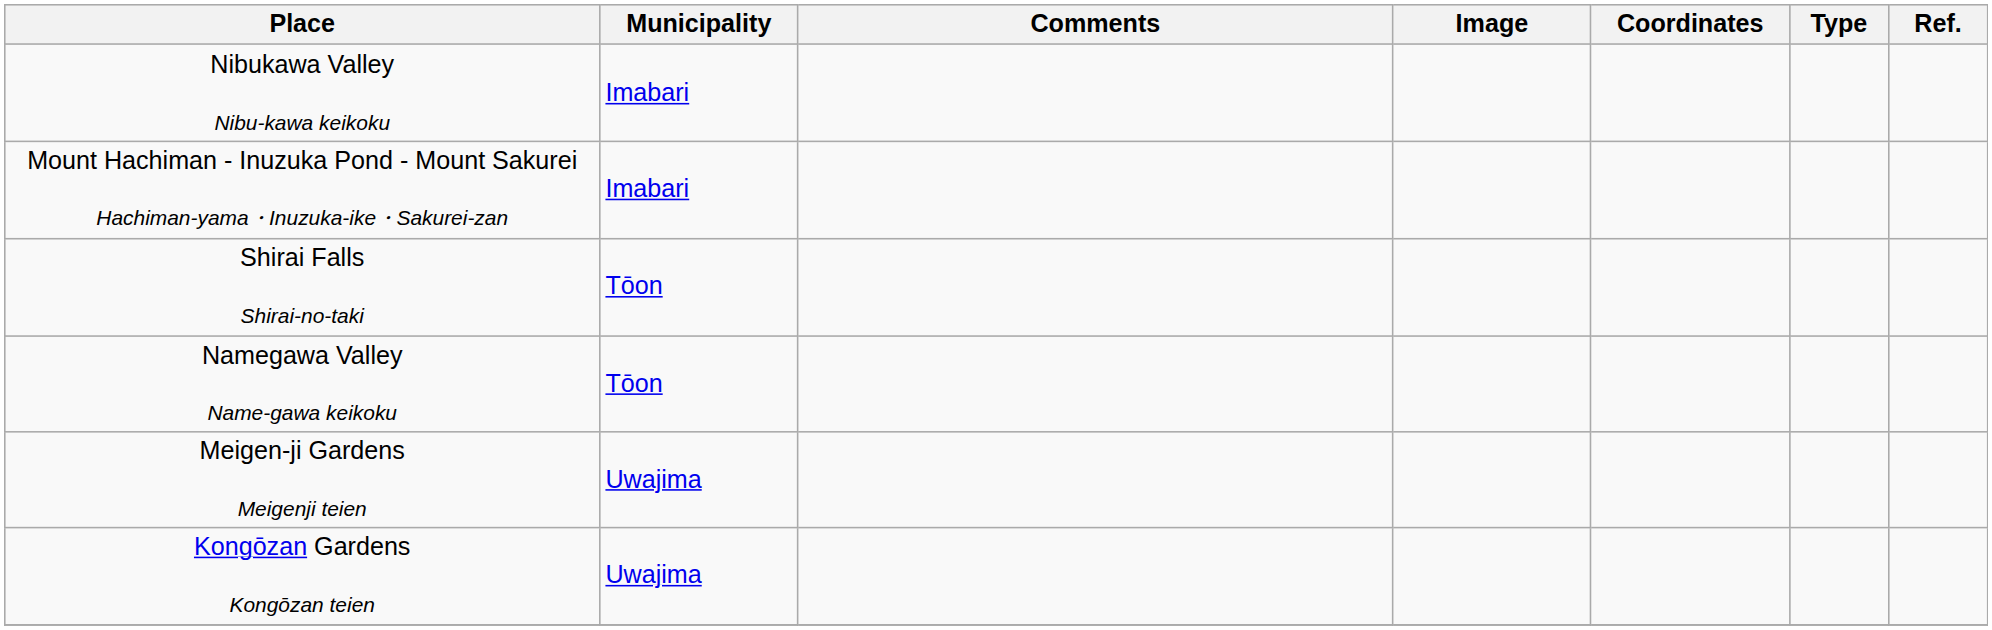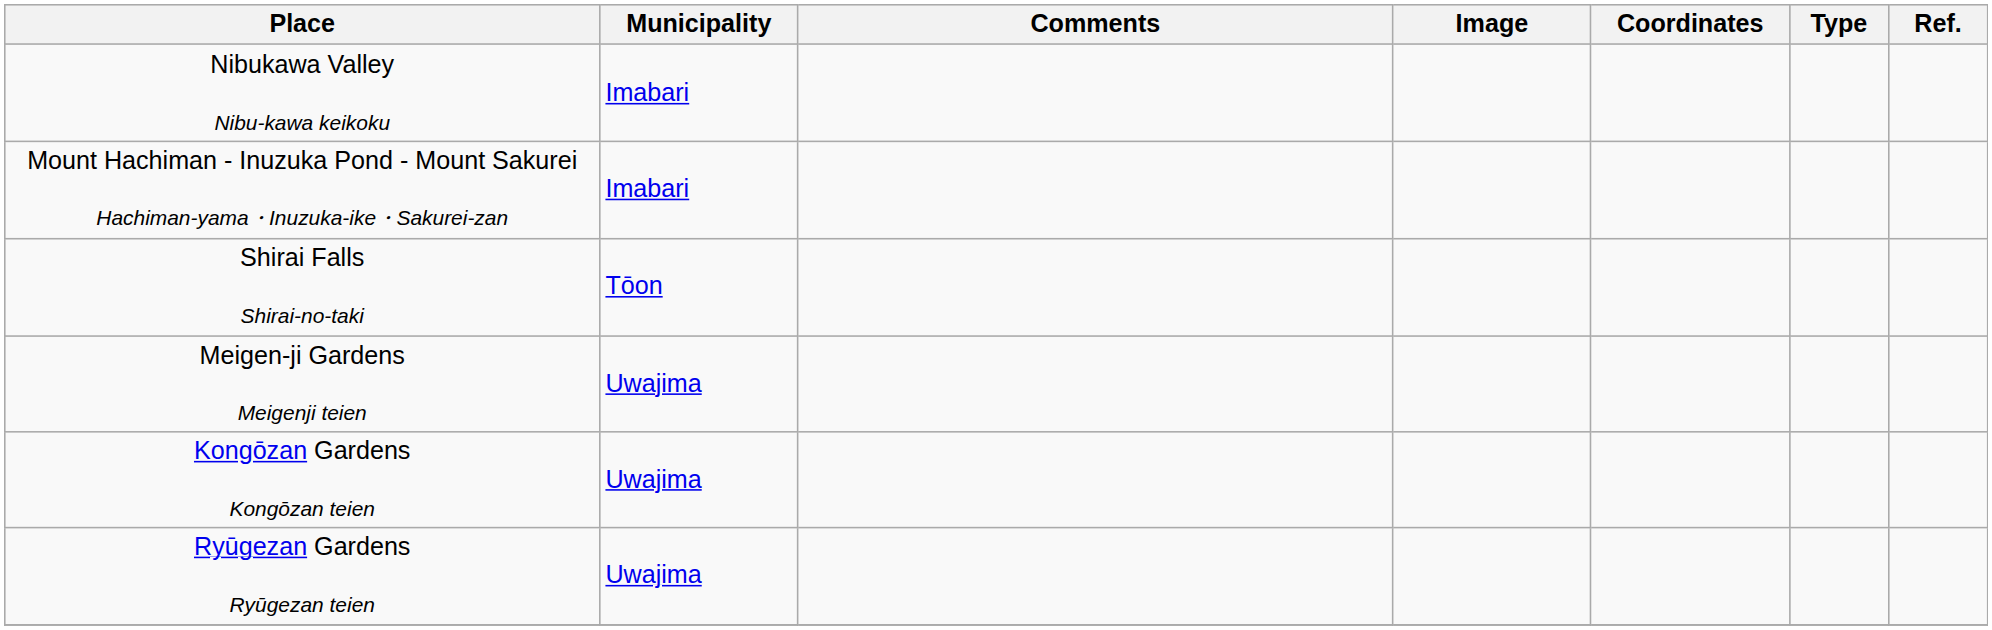- row: (302, 383)
+ row: (302, 575)
